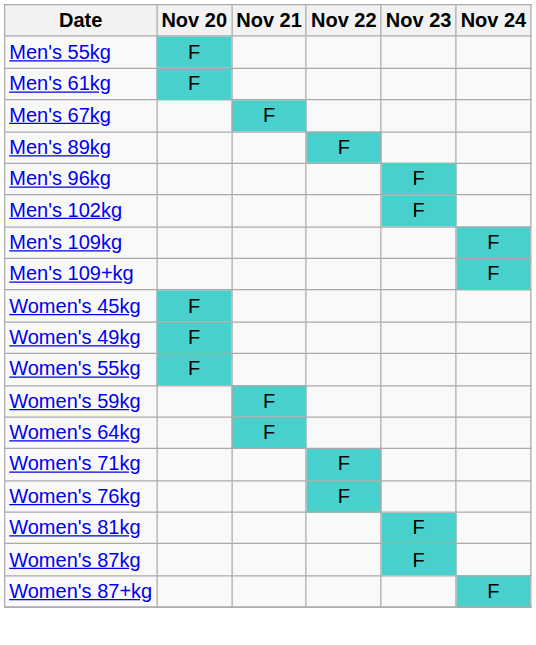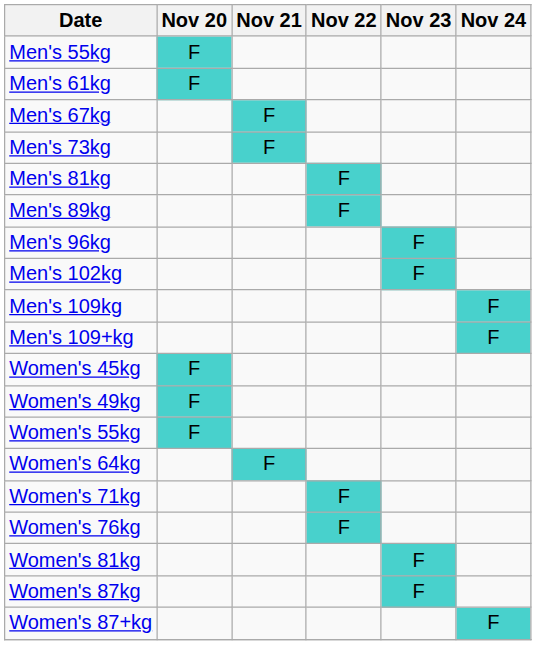+ row: (60, 147)
+ row: (60, 178)
- row: (75, 400)
